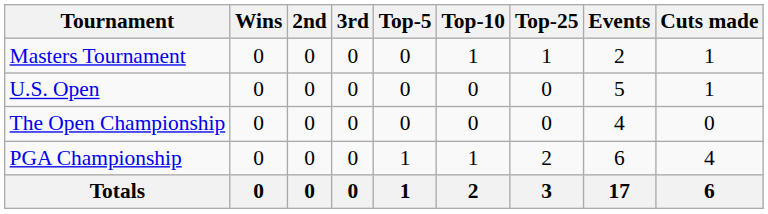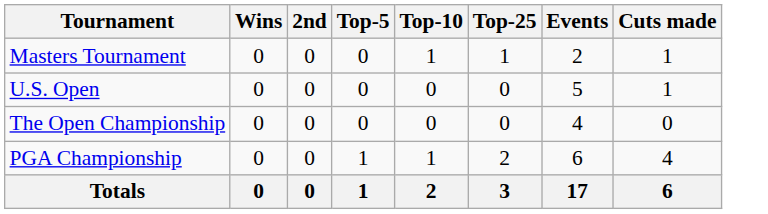- column: (353, 21)
